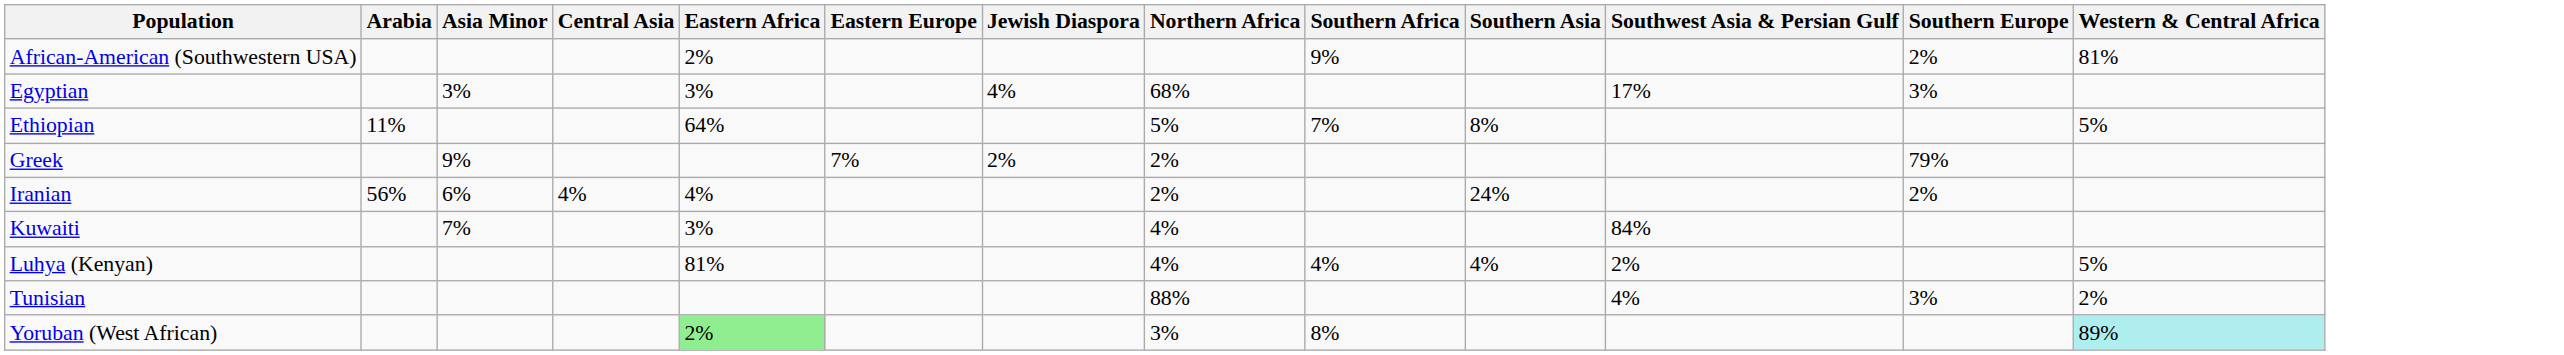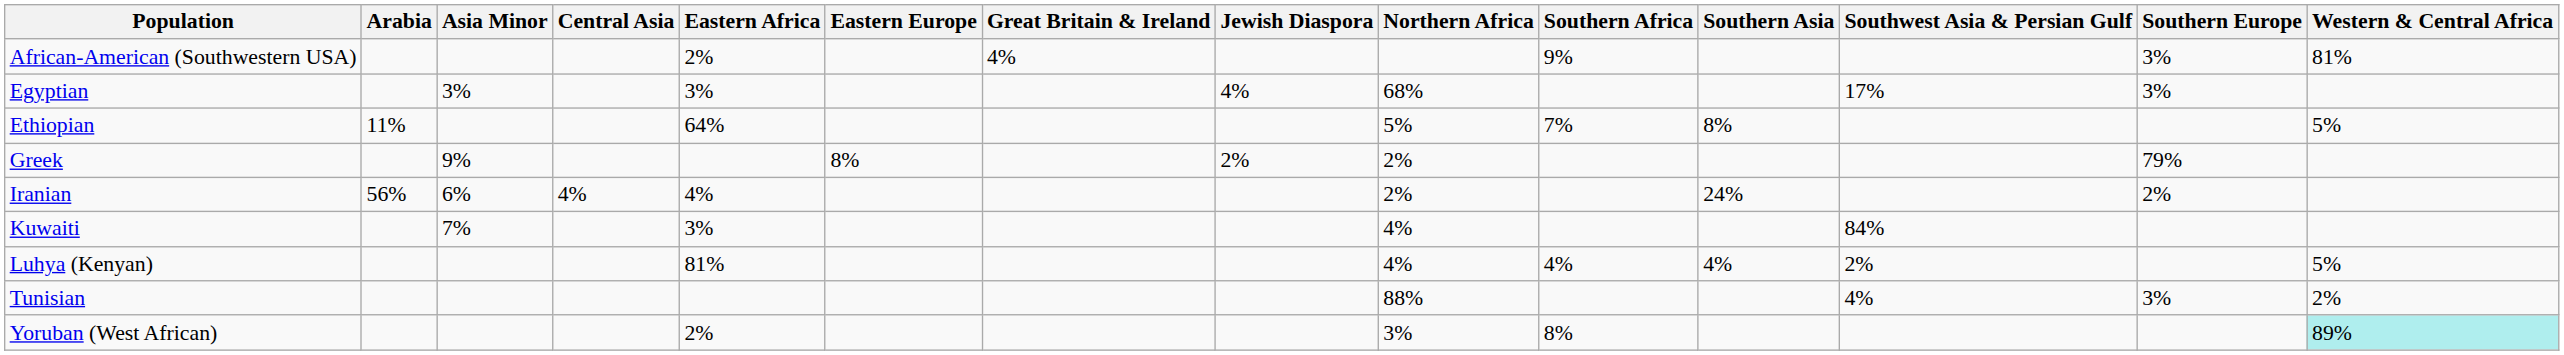+ column: (1099, 21)
(1923, 56) 2% -> (2157, 56) 3%
(845, 159) 7% -> (845, 159) 8%
(699, 332) lightgreen background -> (699, 332) no background
